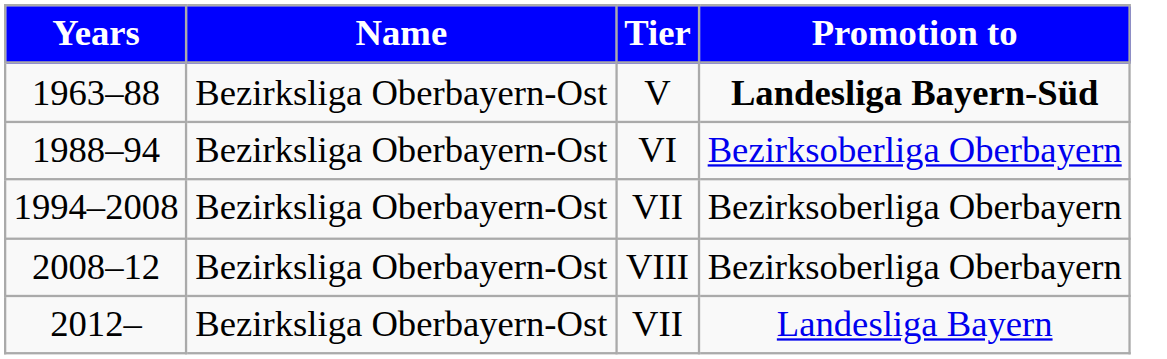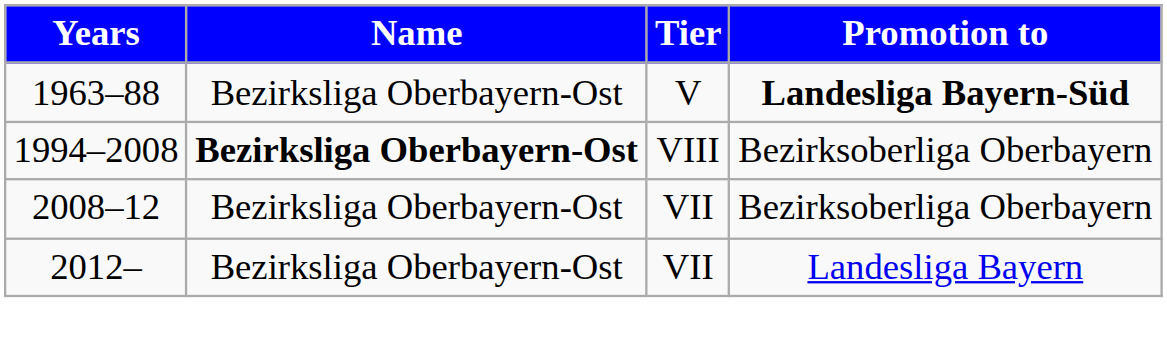- row: (96, 149)
(401, 207) normal -> (417, 149) bold
(658, 207) VII -> (688, 149) VIII
(658, 265) VIII -> (688, 207) VII
